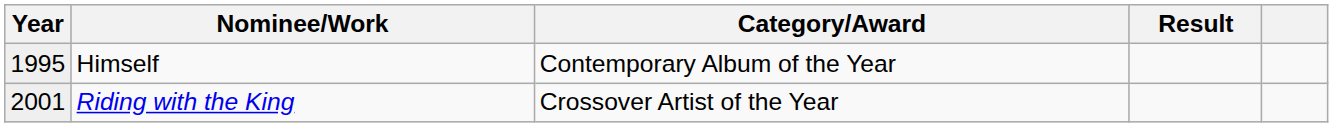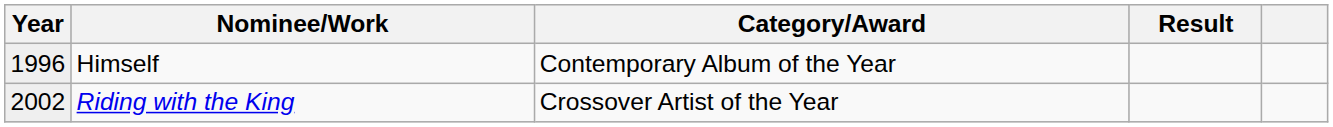(38, 63) 1995 -> (38, 63) 1996
(38, 102) 2001 -> (38, 102) 2002
